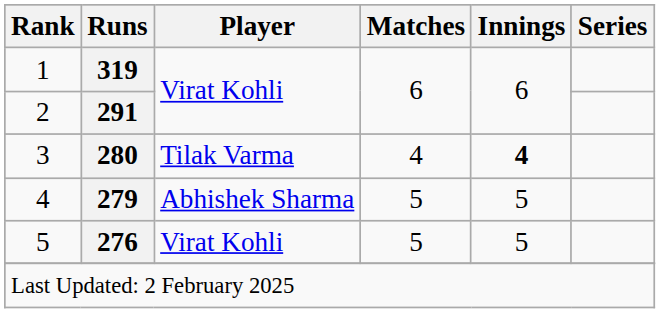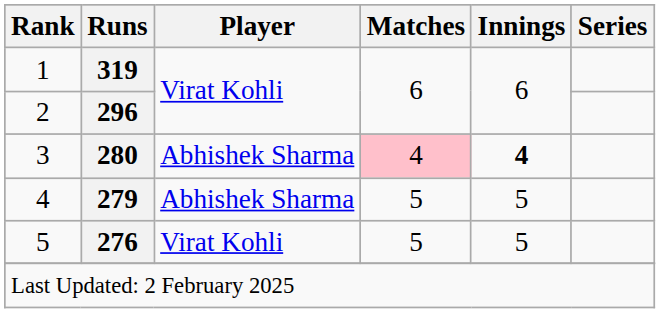(117, 112) 291 -> (117, 112) 296
(227, 155) Tilak Varma -> (257, 155) Abhishek Sharma
(416, 155) no background -> (416, 155) pink background
